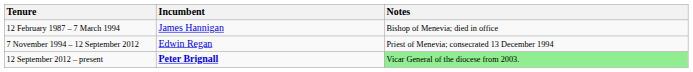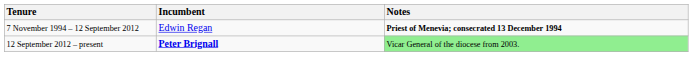- row: (63, 28)
(470, 44) normal -> (474, 28) bold
